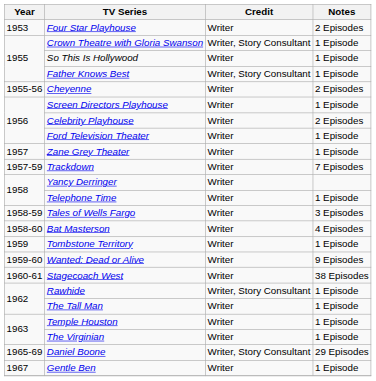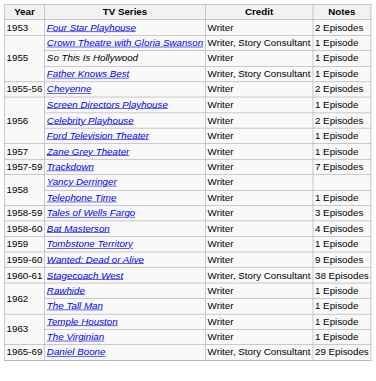(221, 275) Writer -> (259, 275) Writer, Story Consultant
(259, 290) Writer, Story Consultant -> (221, 290) Writer
- row: (71, 368)
